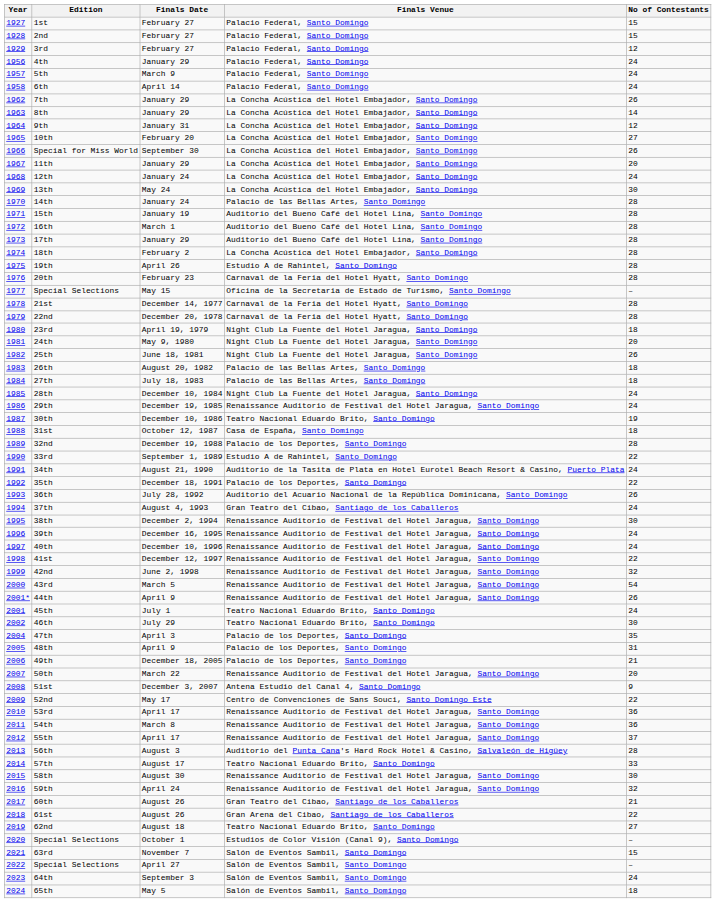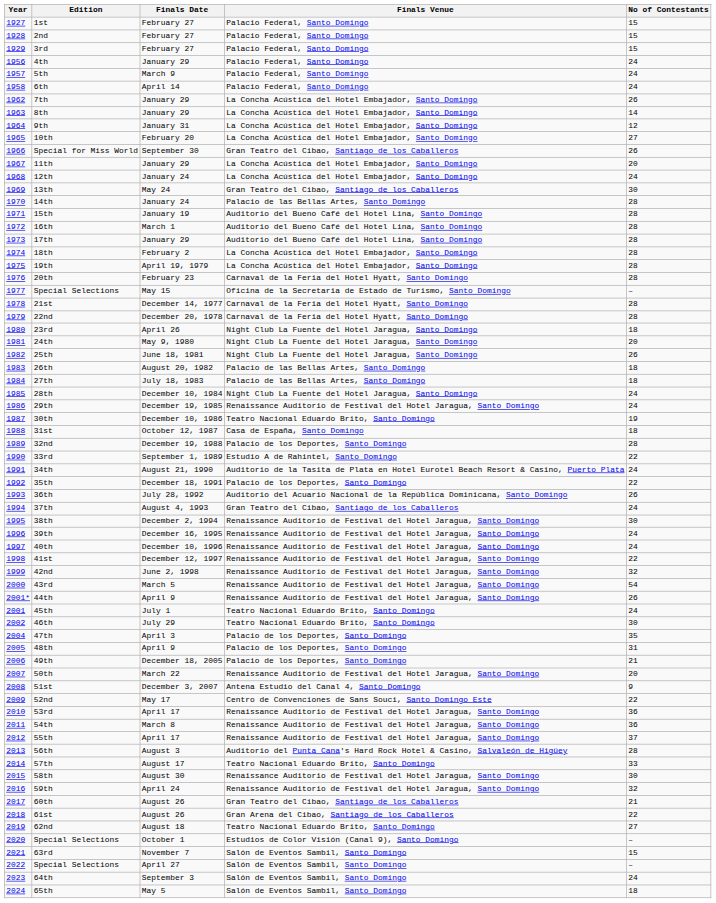(633, 49) 12 -> (633, 49) 15
(352, 151) La Concha Acústica del Hotel Embajador, Santo Domingo -> (342, 151) Gran Teatro del Cibao, Santiago de los Caballeros
(352, 190) La Concha Acústica del Hotel Embajador, Santo Domingo -> (342, 190) Gran Teatro del Cibao, Santiago de los Caballeros
(161, 266) April 26 -> (175, 266) April 19, 1979
(312, 266) Estudio A de Rahintel, Santo Domingo -> (352, 266) La Concha Acústica del Hotel Embajador, Santo Domingo
(175, 330) April 19, 1979 -> (161, 330) April 26
